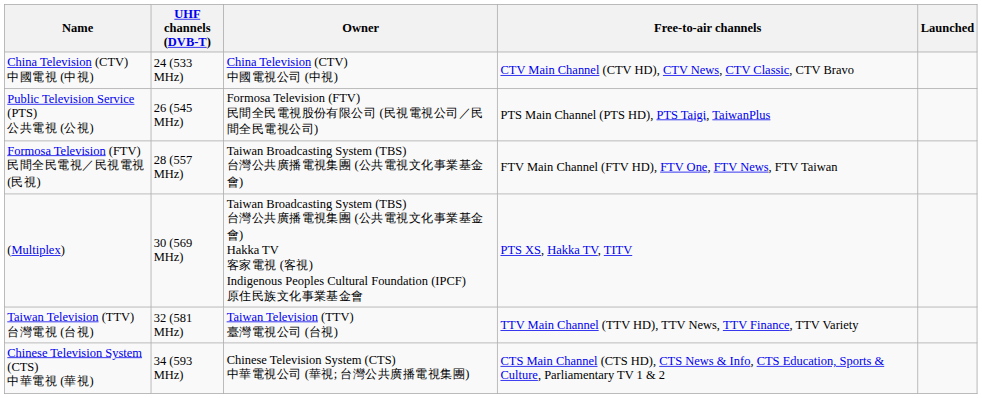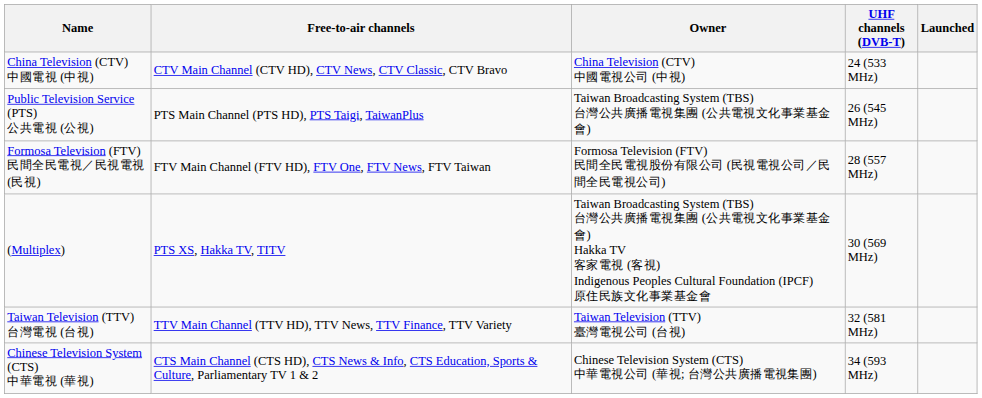columns swapped: (708, 28) <-> (187, 28)
(355, 114) Formosa Television (FTV) 民間全民電視股份有限公司 (民視電視公司／民間全民電視公司) -> (702, 114) Taiwan Broadcasting System (TBS) 台灣公共廣播電視集團 (公共電視文化事業基金會)
(355, 166) Taiwan Broadcasting System (TBS) 台灣公共廣播電視集團 (公共電視文化事業基金會) -> (702, 166) Formosa Television (FTV) 民間全民電視股份有限公司 (民視電視公司／民間全民電視公司)
